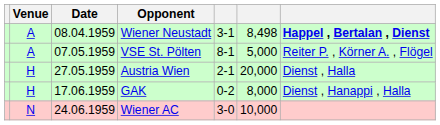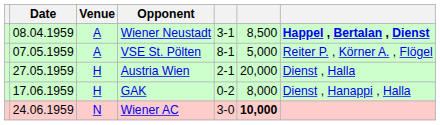columns swapped: (85, 14) <-> (31, 14)
(262, 33) 8,498 -> (262, 33) 8,500
(259, 110) normal -> (259, 110) bold
